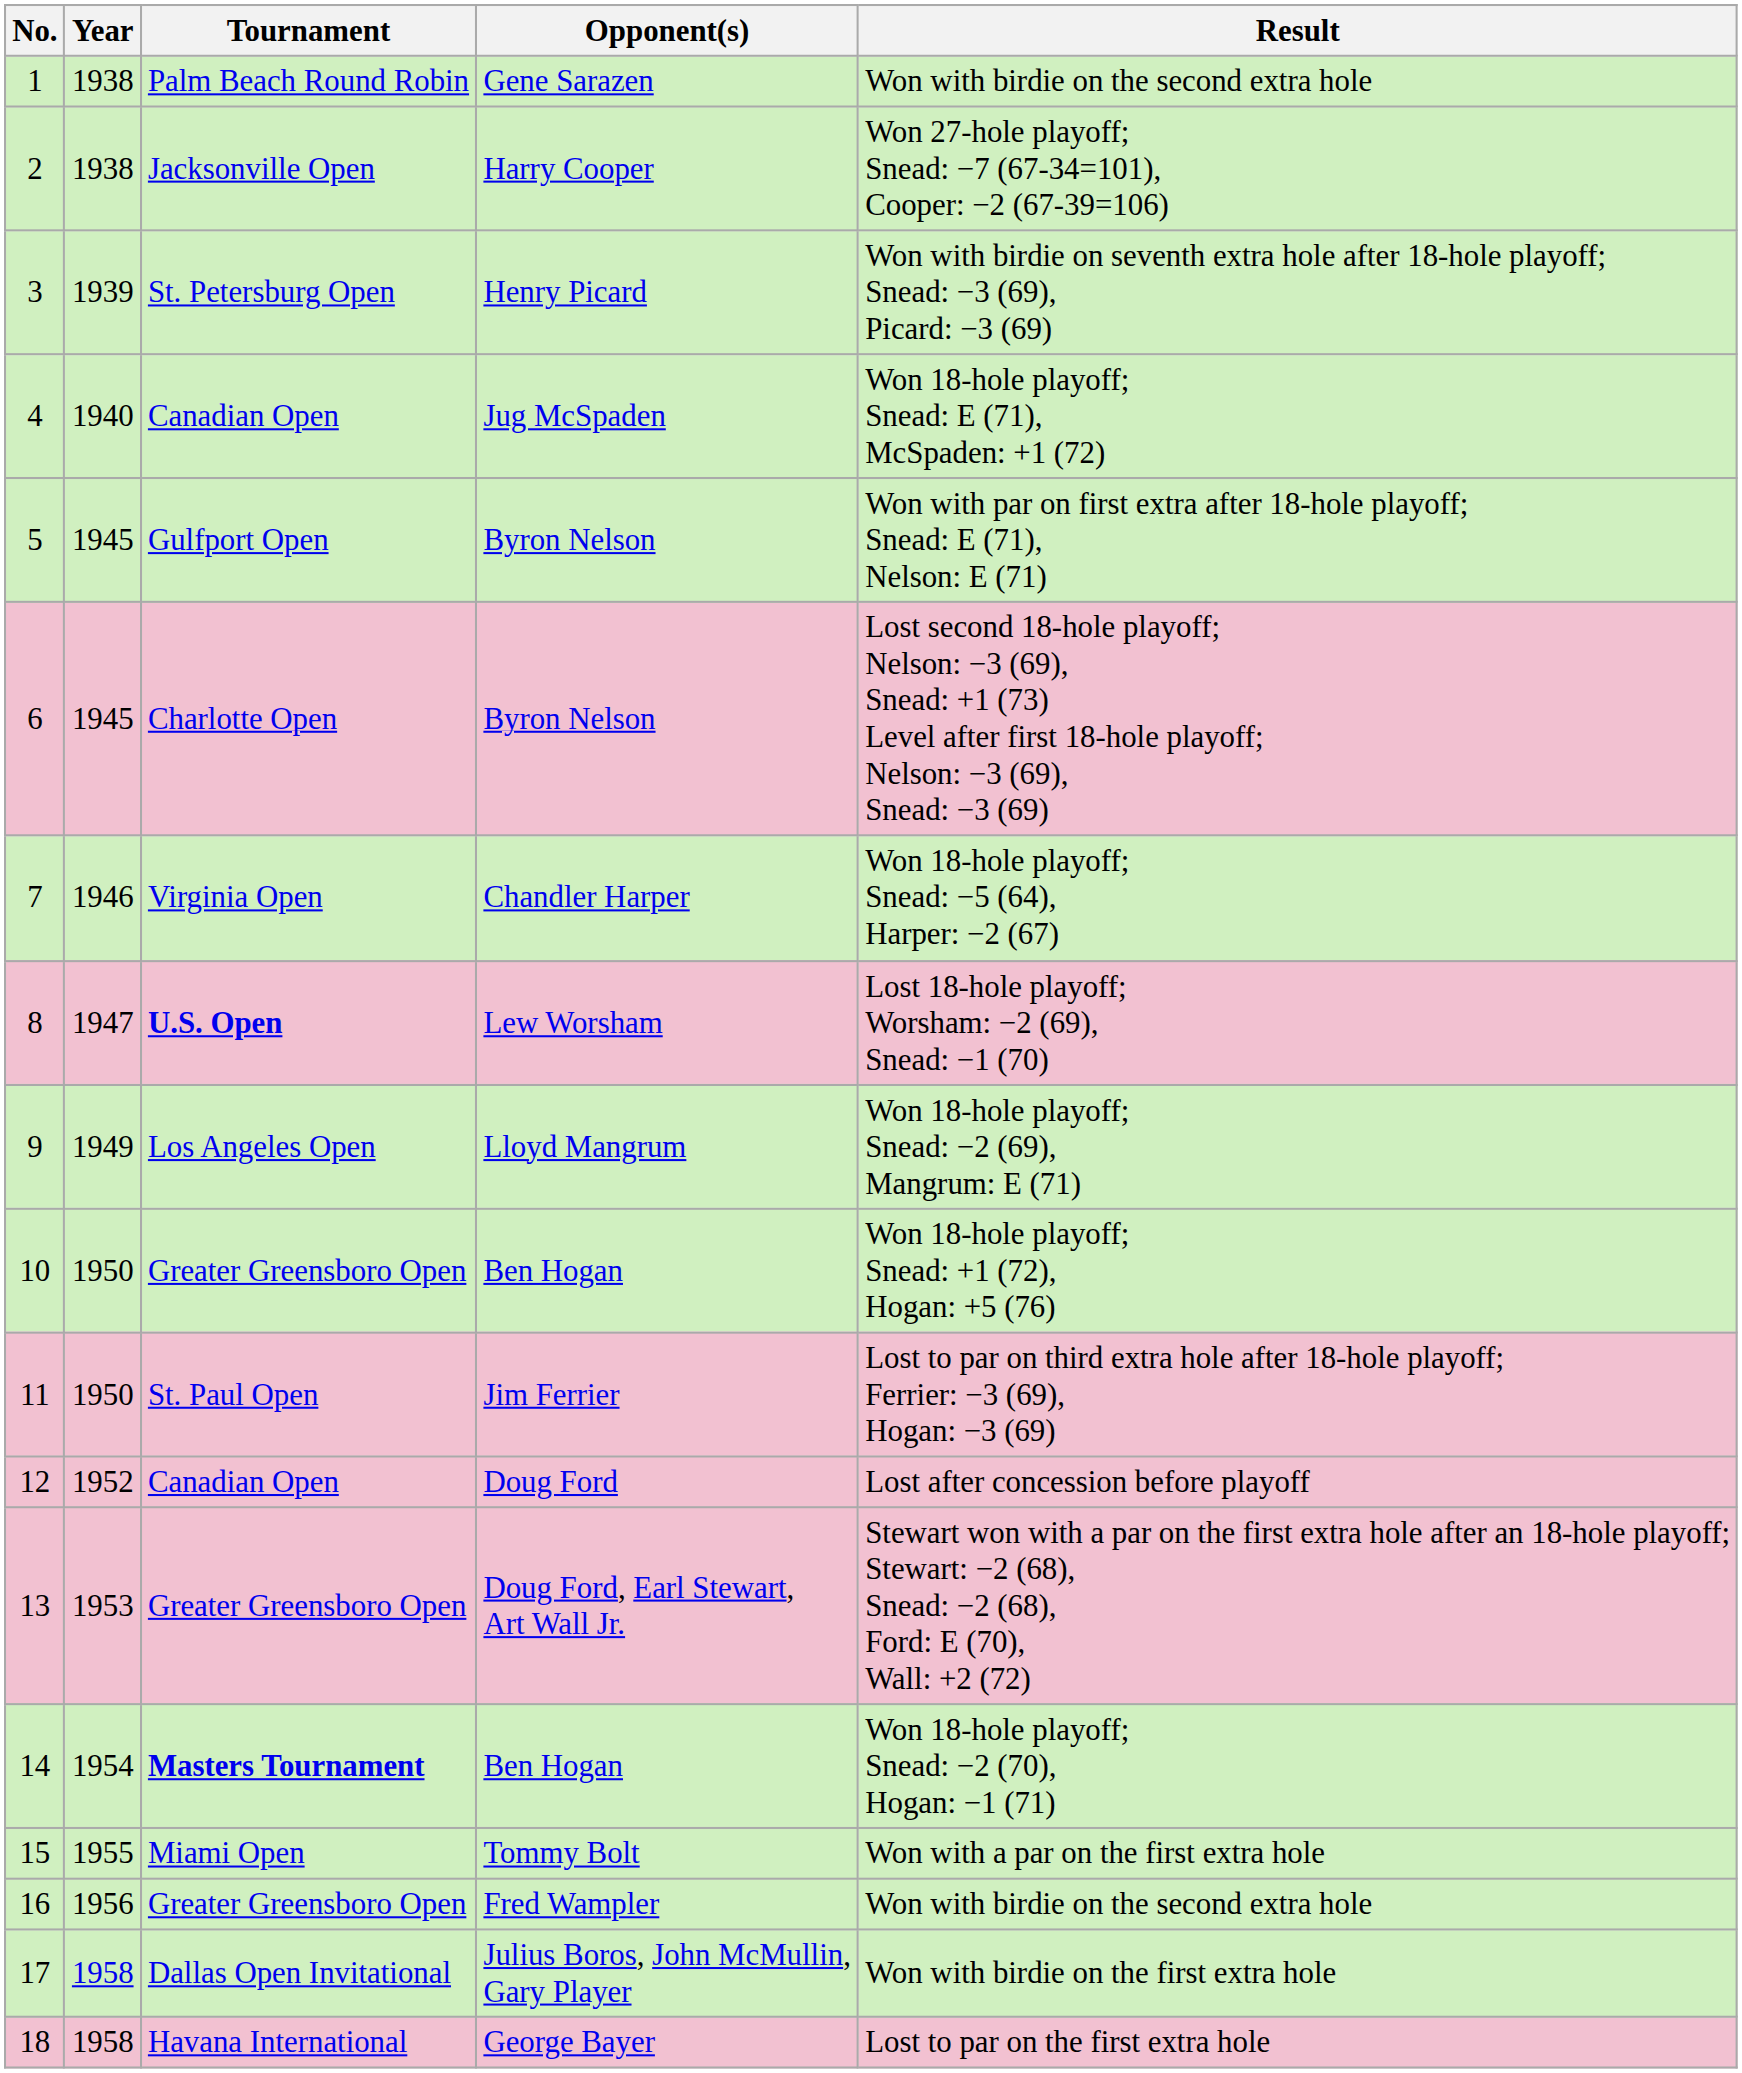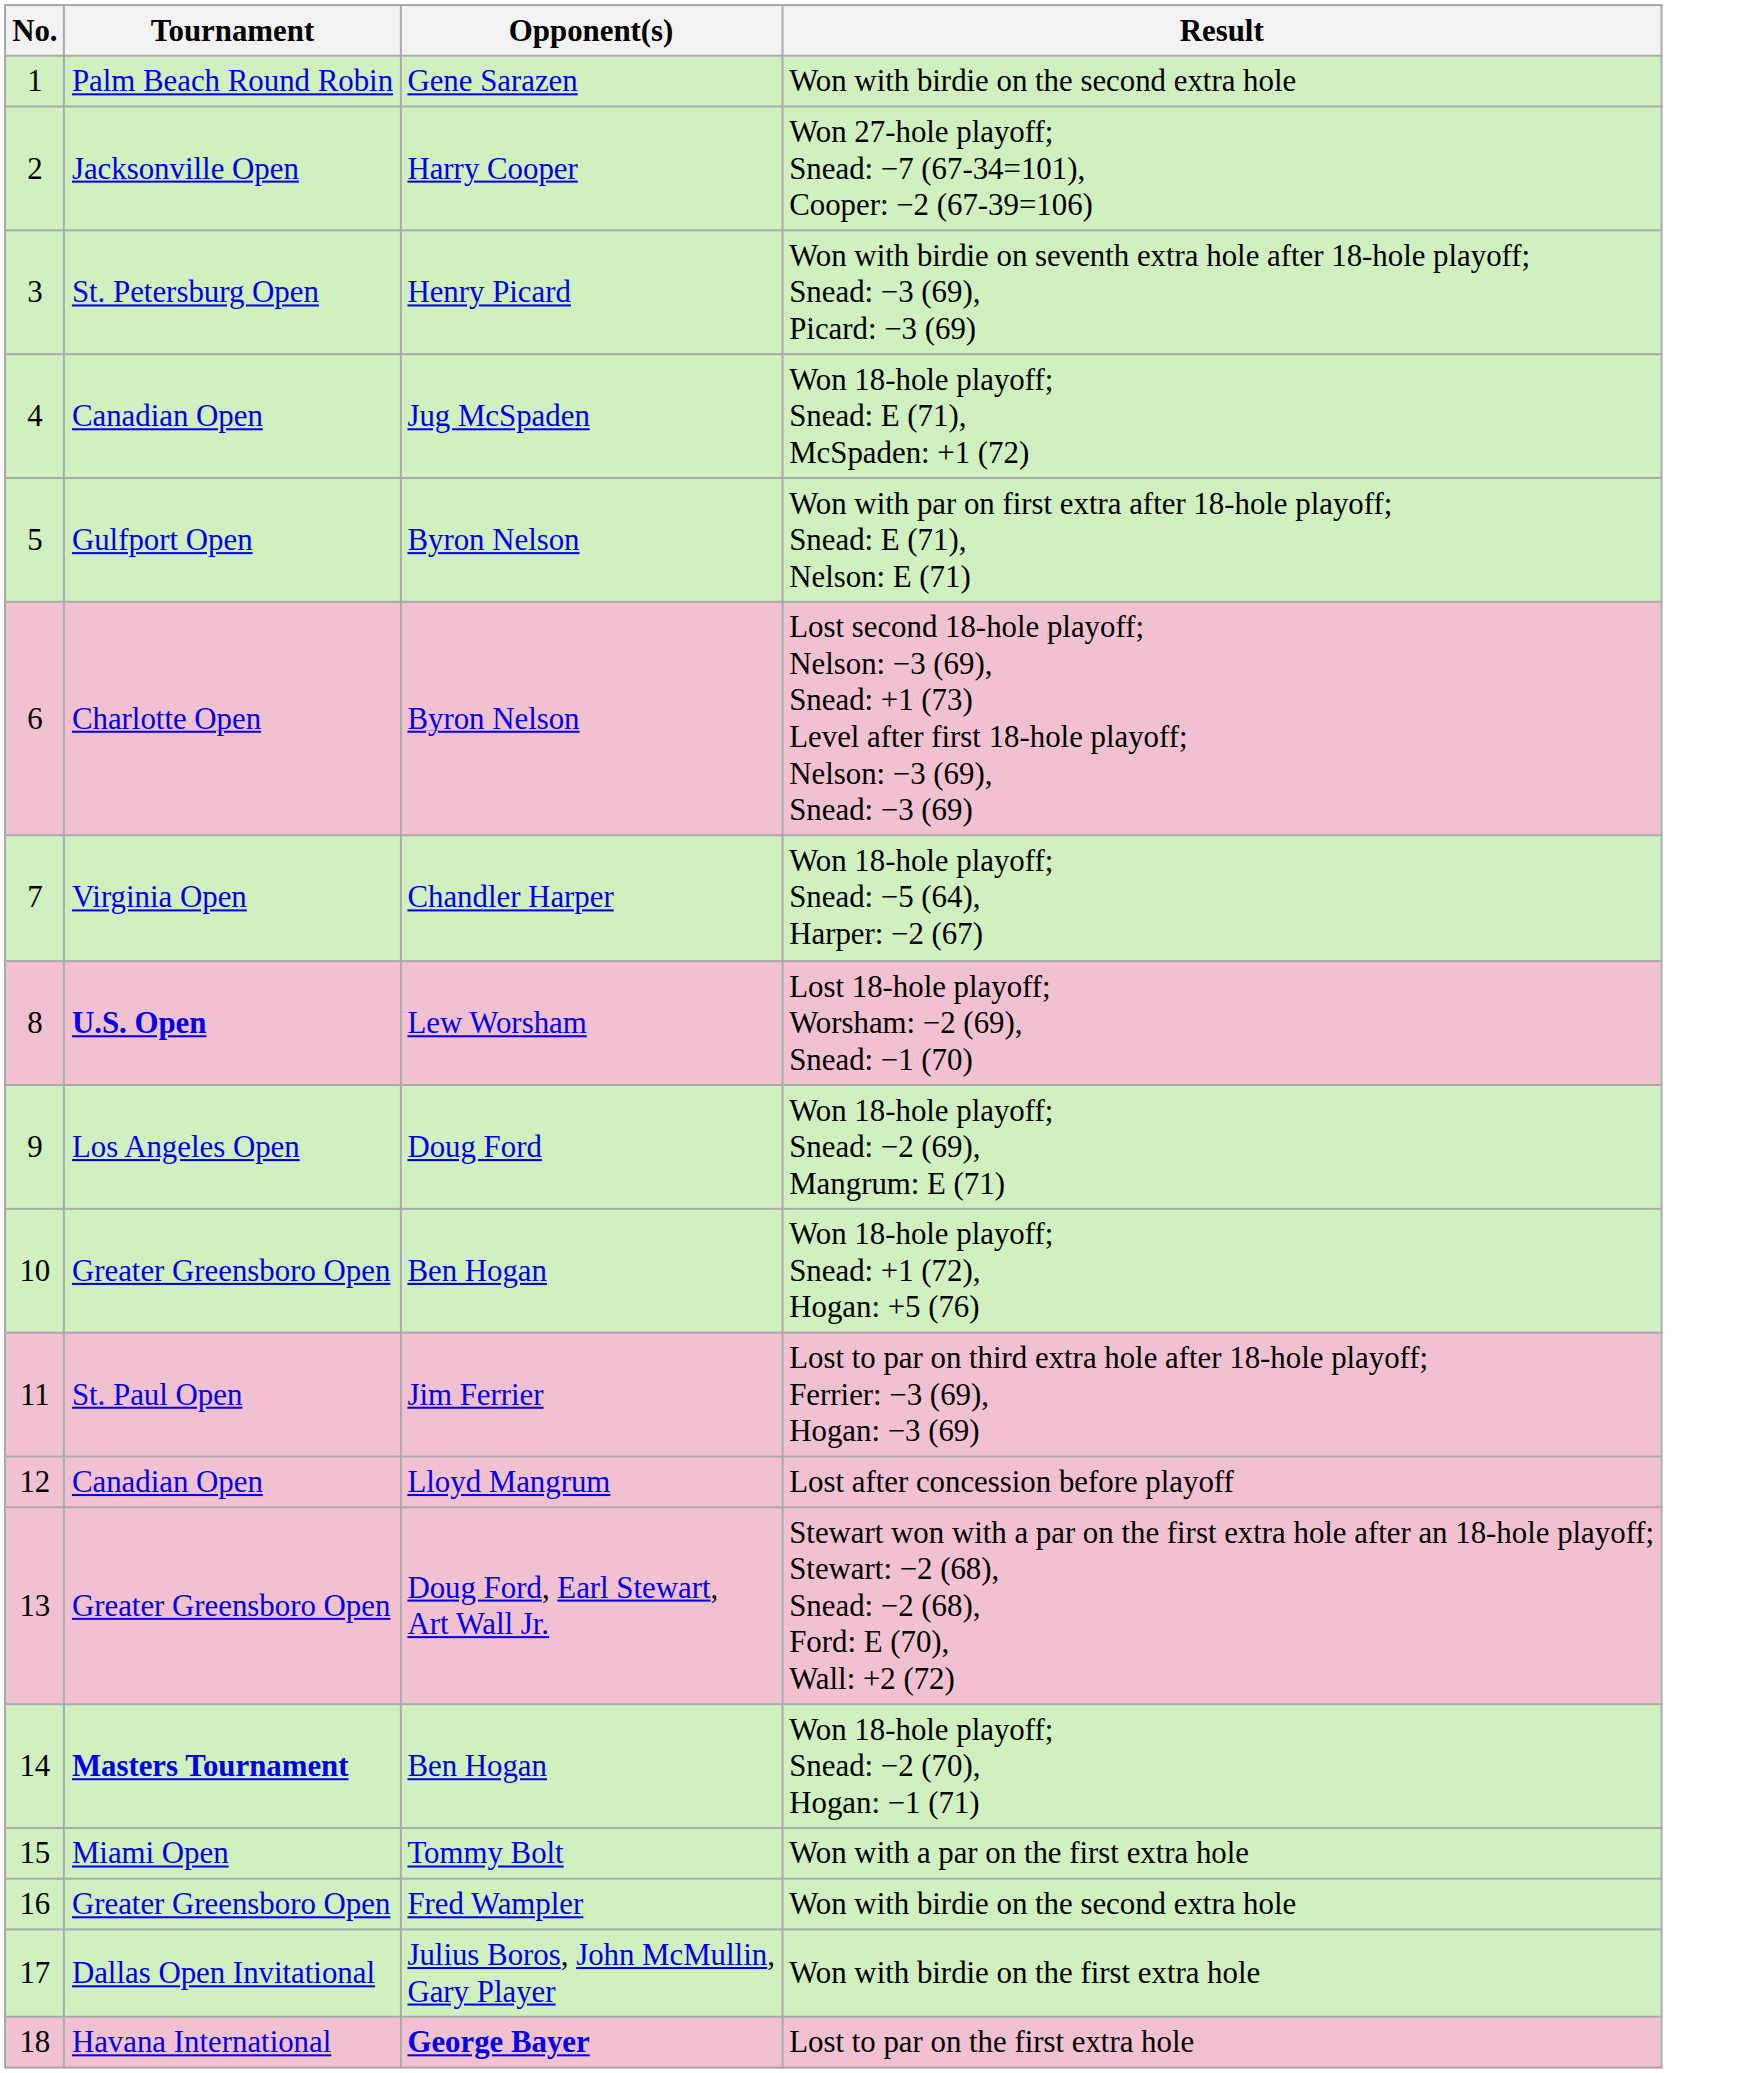- column: (103, 30)
(585, 1145) Lloyd Mangrum -> (475, 1145) Doug Ford
(551, 1481) Doug Ford -> (509, 1481) Lloyd Mangrum
(569, 2042) normal -> (499, 2042) bold
